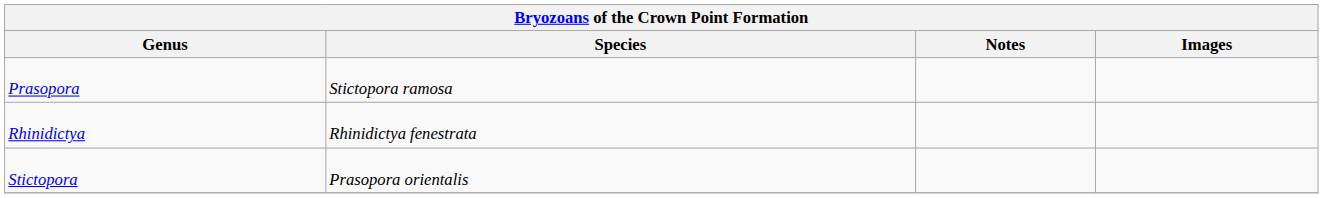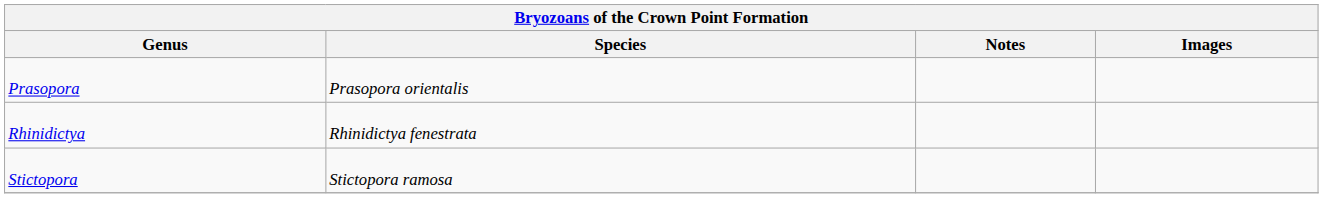(391, 89) Stictopora ramosa -> (399, 89) Prasopora orientalis
(399, 179) Prasopora orientalis -> (391, 179) Stictopora ramosa
